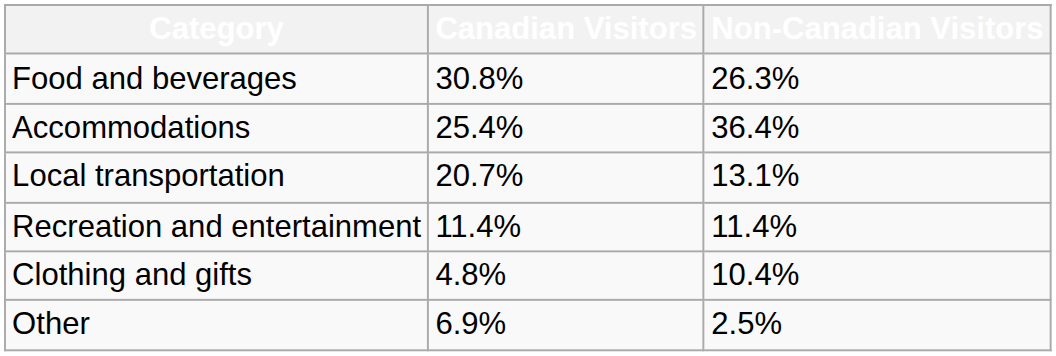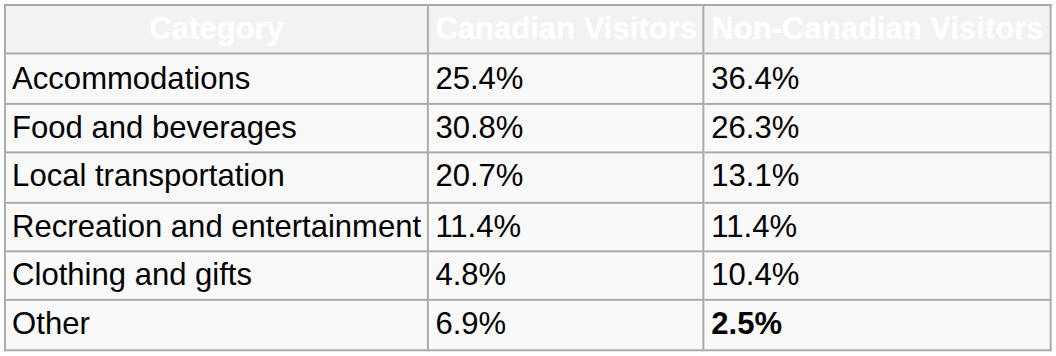rows swapped: (155, 78) <-> (131, 127)
(747, 324) normal -> (747, 324) bold
